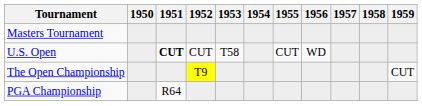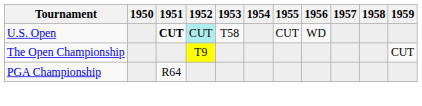- row: (55, 33)
(201, 52) no background -> (201, 33) paleturquoise background
